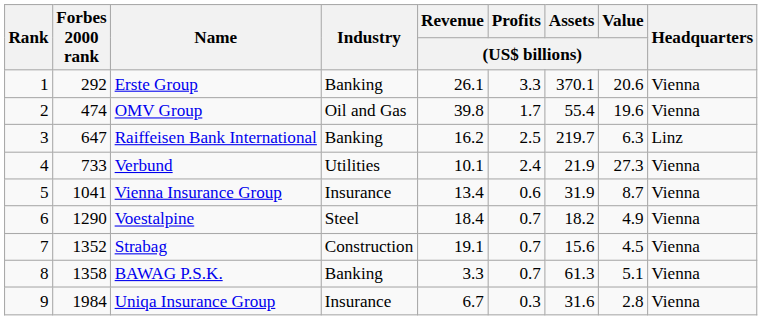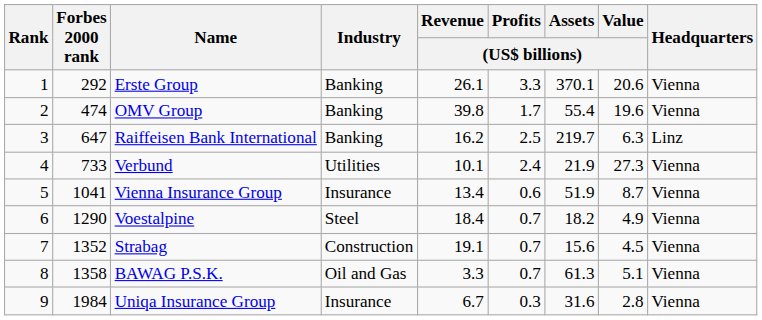(366, 110) Oil and Gas -> (354, 110) Banking
(579, 192) 31.9 -> (579, 192) 51.9
(354, 273) Banking -> (366, 273) Oil and Gas
